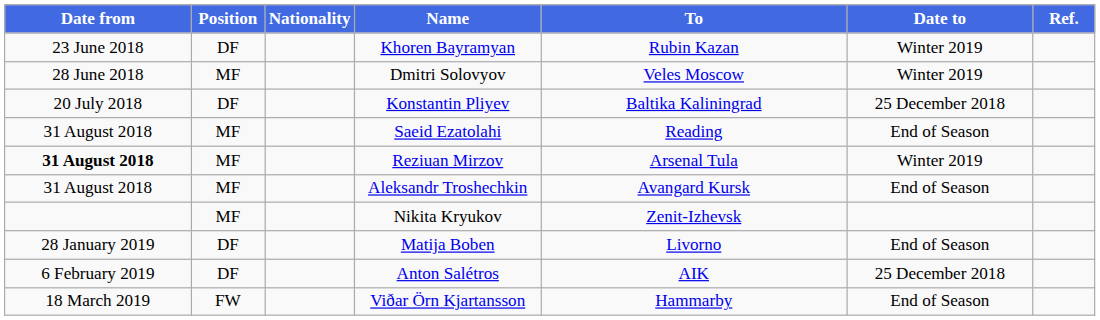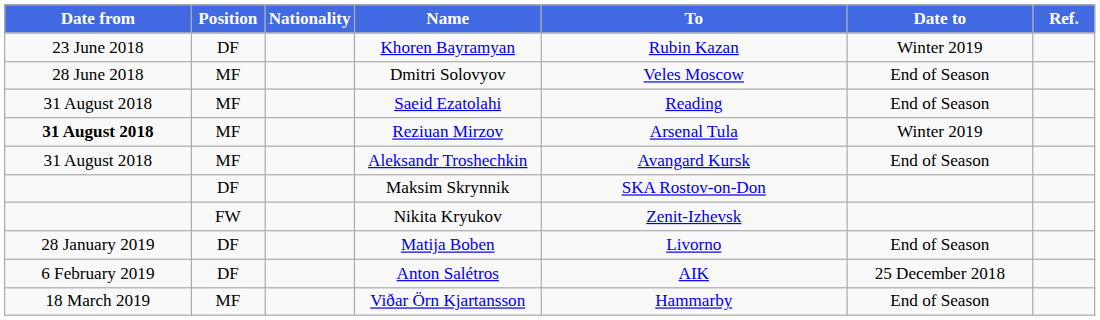(940, 75) Winter 2019 -> (940, 75) End of Season
- row: (448, 103)
+ row: (448, 188)
(228, 216) MF -> (228, 216) FW
(228, 301) FW -> (228, 301) MF
